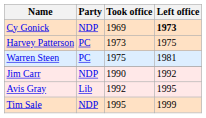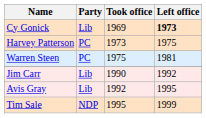(88, 27) NDP -> (85, 27) Lib
(88, 74) NDP -> (85, 74) Lib
